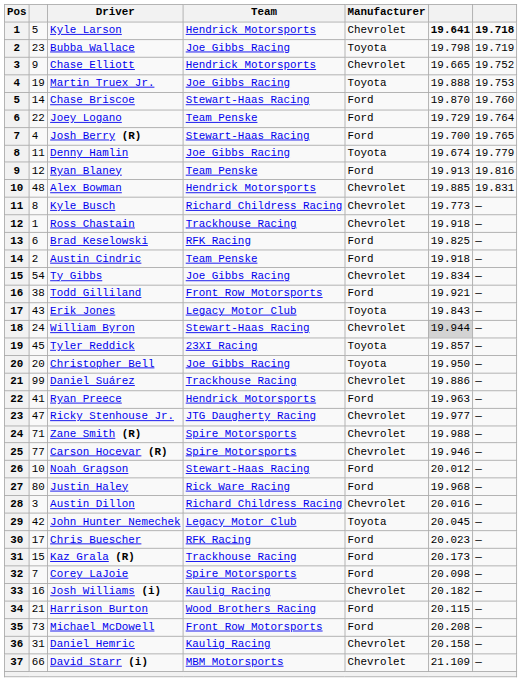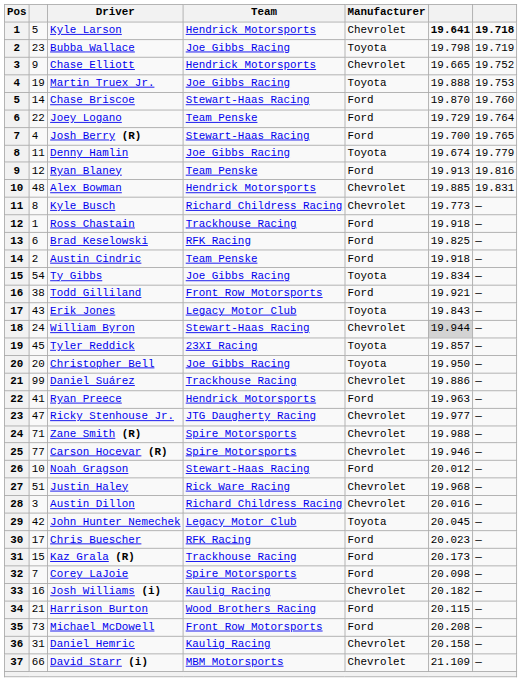(377, 224) Chevrolet -> (360, 224) Ford
(377, 277) Chevrolet -> (367, 277) Toyota
(38, 487) 80 -> (38, 487) 51
(360, 487) Ford -> (377, 487) Chevrolet
